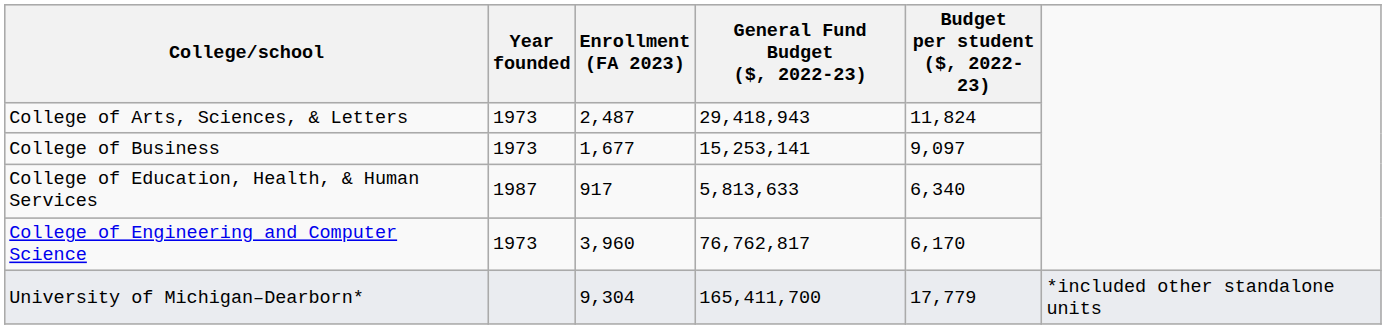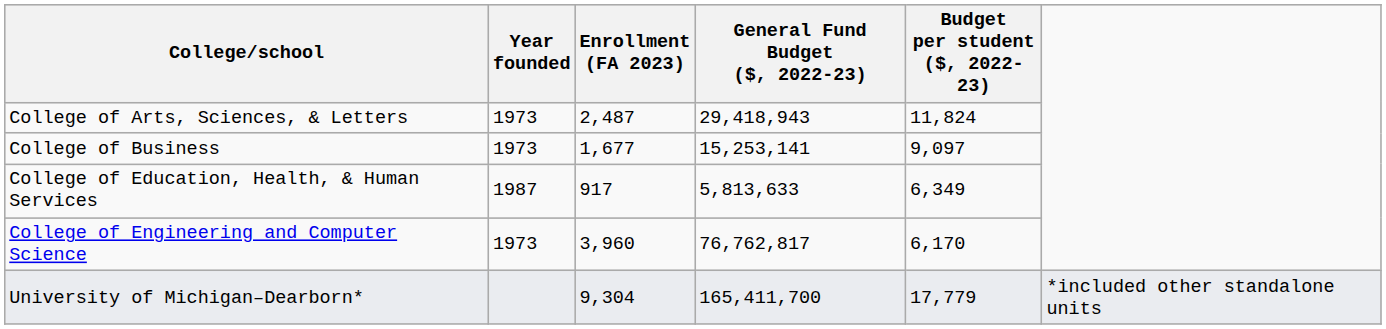(938, 191) 6,340 -> (938, 191) 6,349
